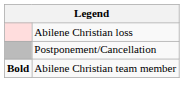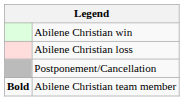+ row: (83, 32)
